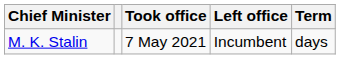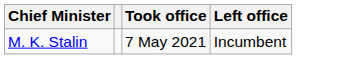- column: (313, 16)
